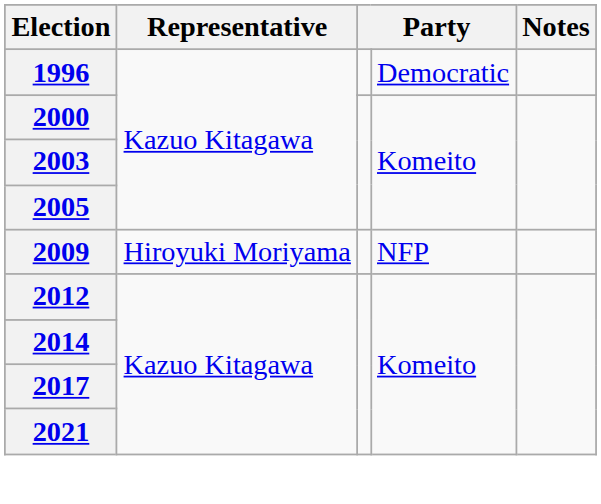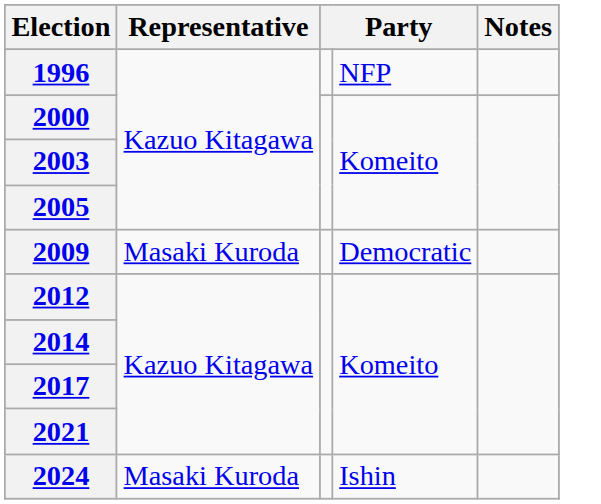(443, 71) Democratic -> (365, 71) NFP
(237, 251) Hiroyuki Moriyama -> (211, 251) Masaki Kuroda
(403, 251) NFP -> (405, 251) Democratic
+ row: (61, 476)
